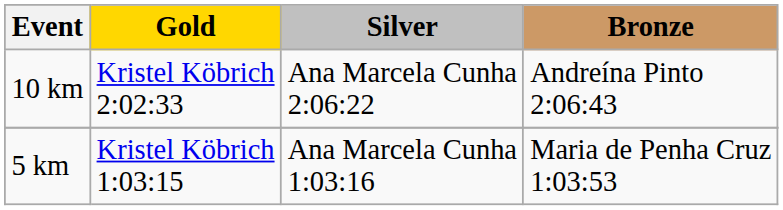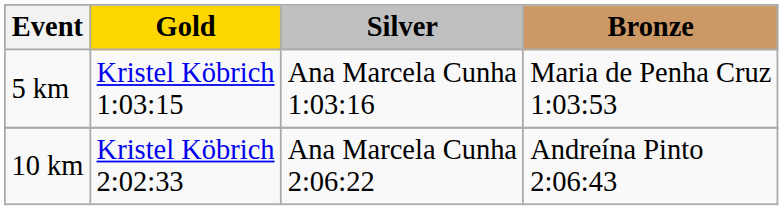rows swapped: (40, 165) <-> (47, 88)
